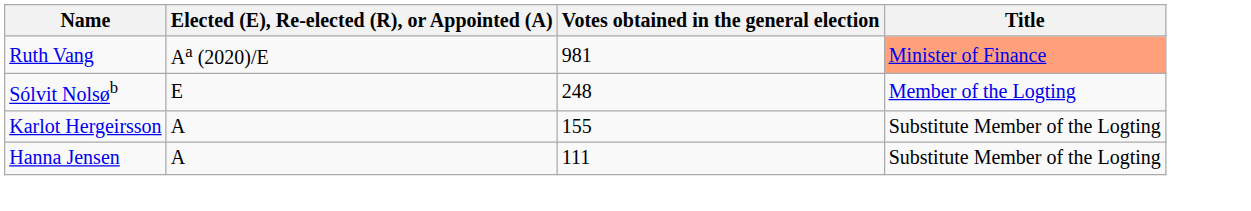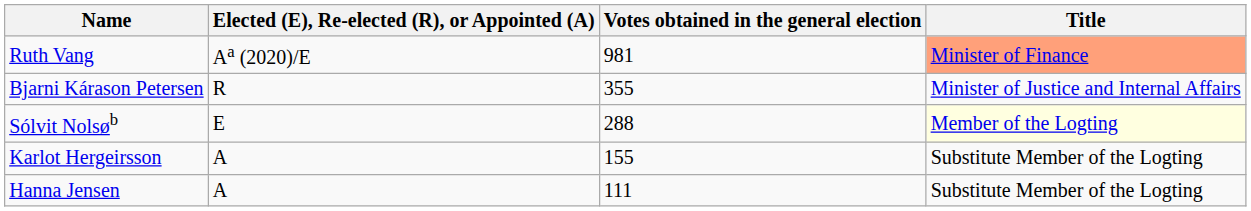+ row: (106, 89)
(577, 91) 248 -> (619, 123) 288
(982, 91) no background -> (1024, 123) lightyellow background
